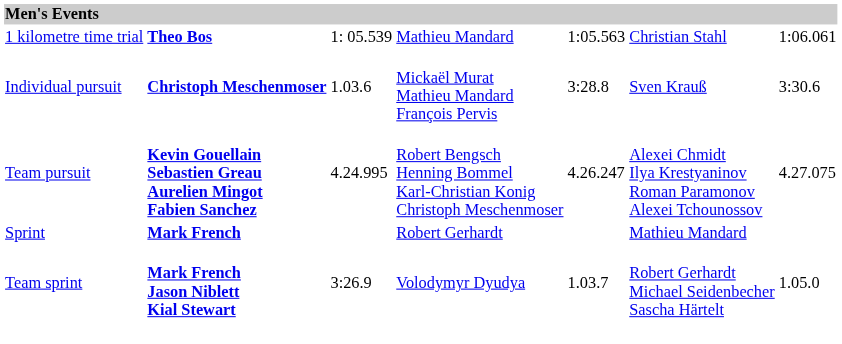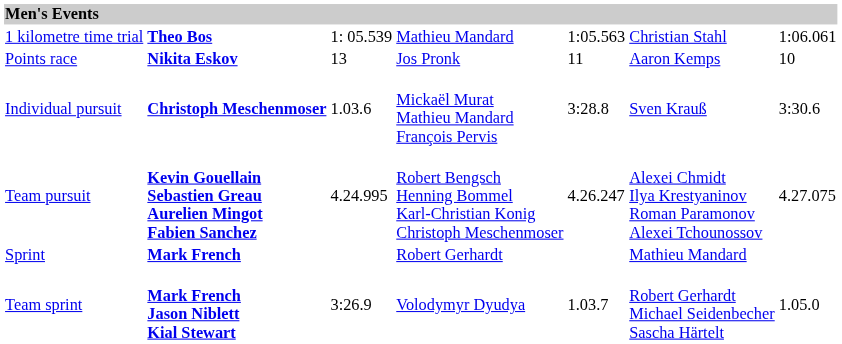+ row: (41, 59)
